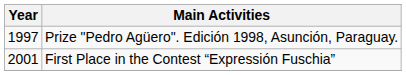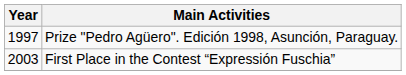(23, 59) 2001 -> (23, 59) 2003
